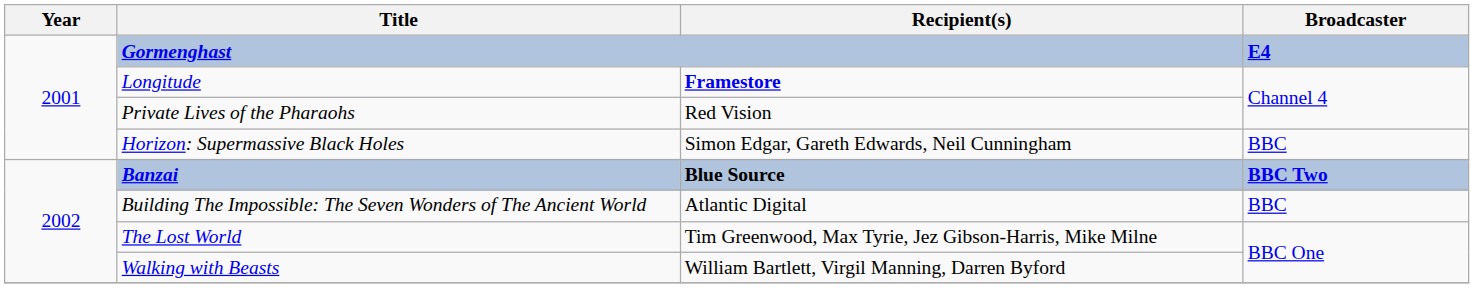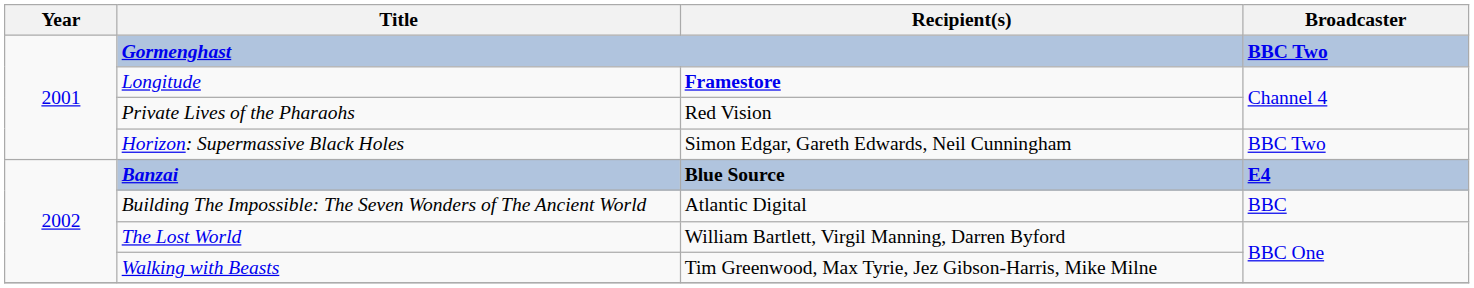(1259, 50) E4 -> (1288, 50) BBC Two
(1267, 143) BBC -> (1287, 143) BBC Two
(1288, 174) BBC Two -> (1259, 174) E4
(921, 236) Tim Greenwood, Max Tyrie, Jez Gibson-Harris, Mike Milne -> (875, 236) William Bartlett, Virgil Manning, Darren Byford
(875, 267) William Bartlett, Virgil Manning, Darren Byford -> (921, 267) Tim Greenwood, Max Tyrie, Jez Gibson-Harris, Mike Milne
